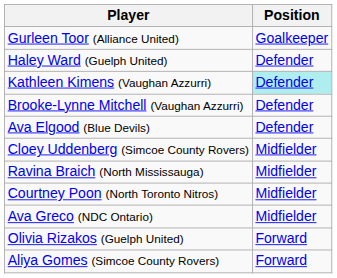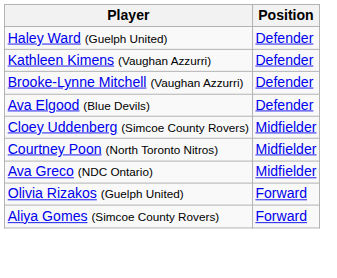- row: (93, 37)
(284, 82) paleturquoise background -> (284, 60) no background
- row: (106, 171)
